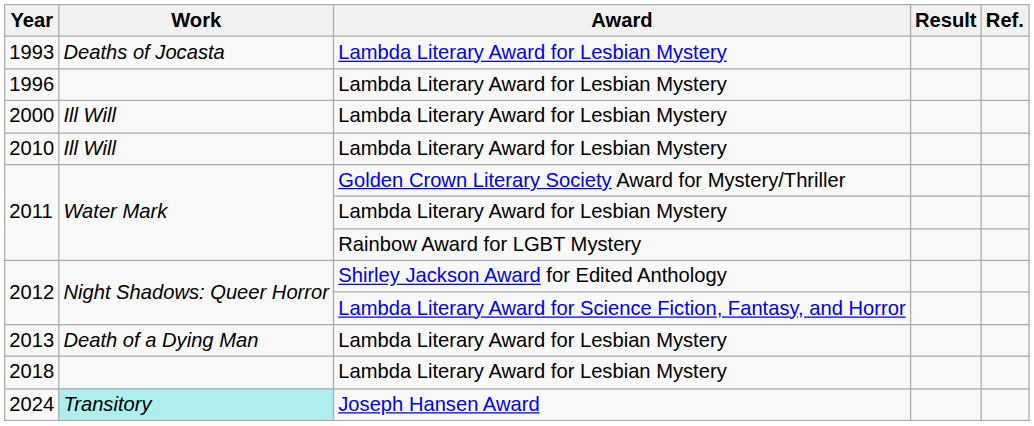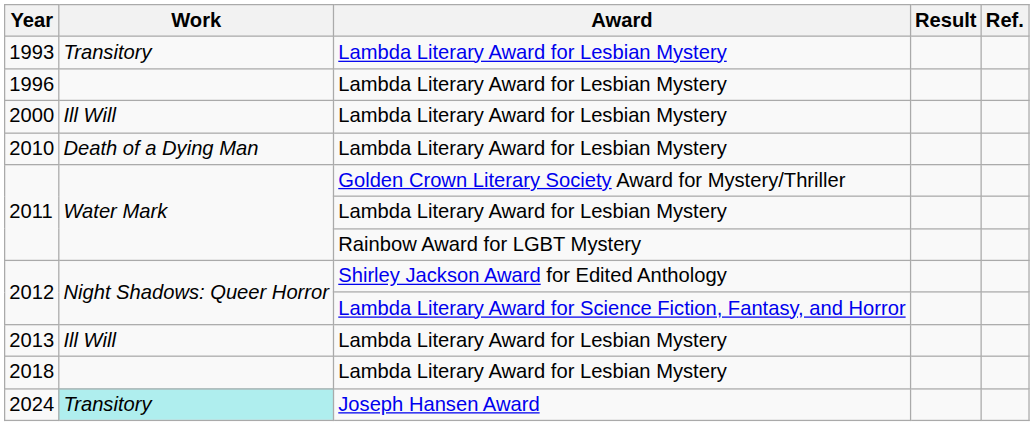(144, 52) Deaths of Jocasta -> (107, 52) Transitory
(90, 148) Ill Will -> (161, 148) Death of a Dying Man
(161, 340) Death of a Dying Man -> (90, 340) Ill Will
